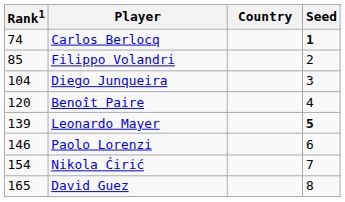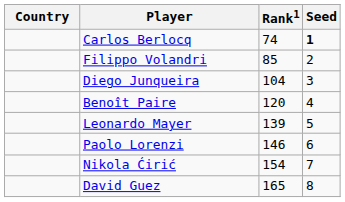columns swapped: (265, 17) <-> (26, 17)
(310, 123) bold -> (310, 123) normal
